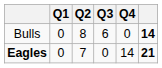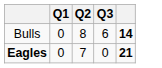- column: (127, 14)
